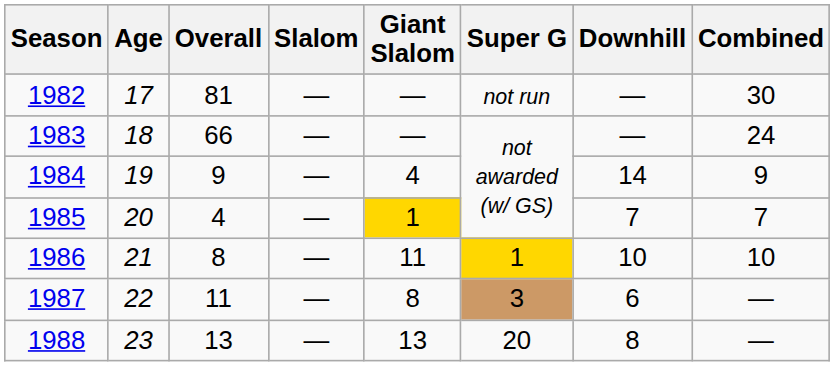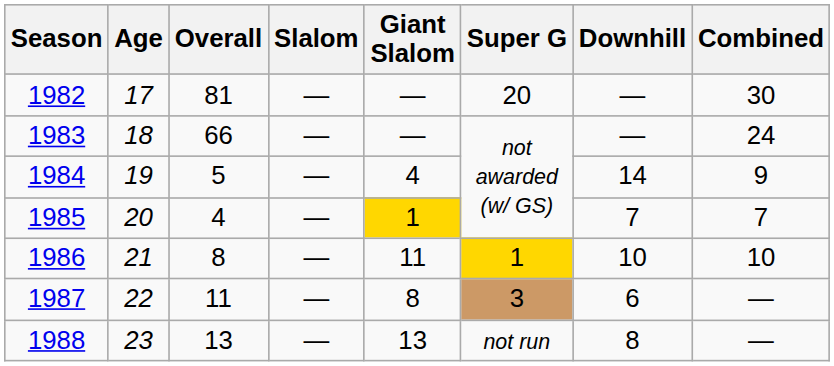(517, 96) not run -> (517, 94) 20
(218, 176) 9 -> (218, 176) 5
(517, 339) 20 -> (517, 341) not run
